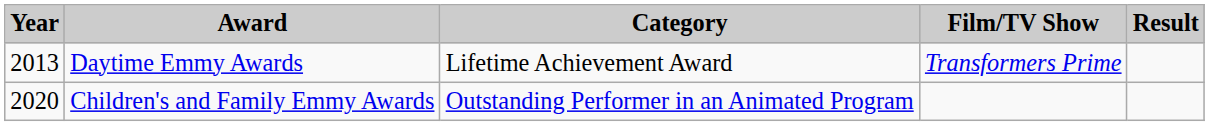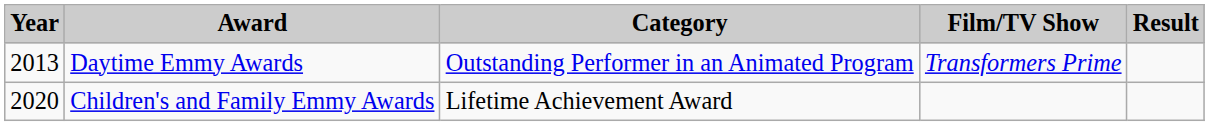(589, 62) Lifetime Achievement Award -> (680, 62) Outstanding Performer in an Animated Program
(680, 100) Outstanding Performer in an Animated Program -> (589, 100) Lifetime Achievement Award
